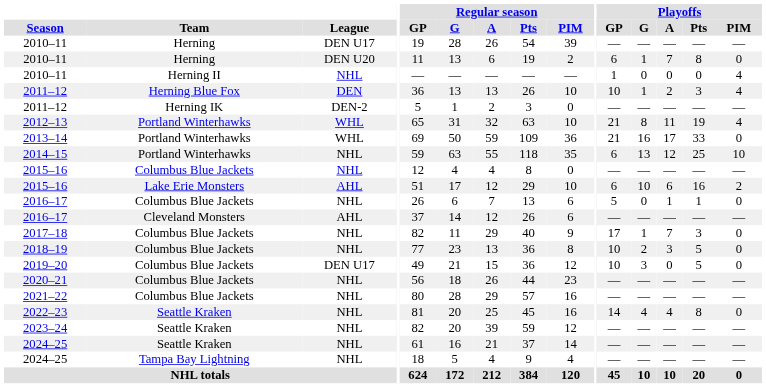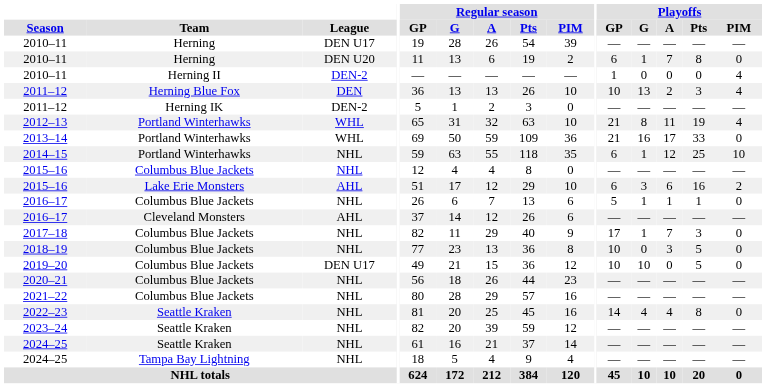(349, 75) NHL -> (349, 75) DEN-2
(644, 91) 1 -> (644, 91) 13
(644, 154) 13 -> (644, 154) 1
(644, 185) 10 -> (644, 185) 3
(644, 201) 0 -> (644, 201) 1
(644, 249) 2 -> (644, 249) 0
(644, 264) 3 -> (644, 264) 10
